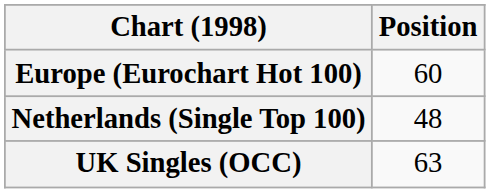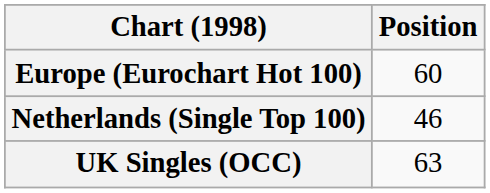(428, 118) 48 -> (428, 118) 46
